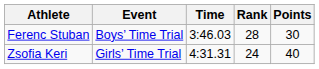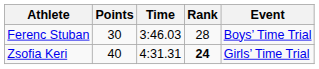columns swapped: (139, 15) <-> (292, 15)
(252, 54) normal -> (202, 54) bold
